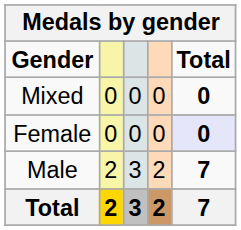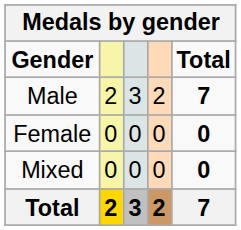rows swapped: (52, 170) <-> (52, 96)
(204, 133) lavender background -> (204, 133) no background
